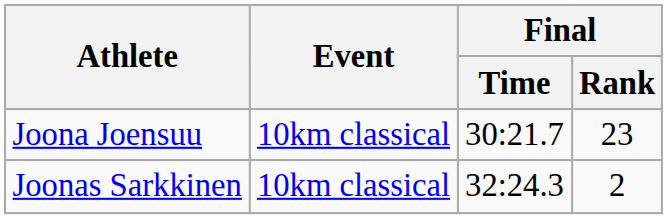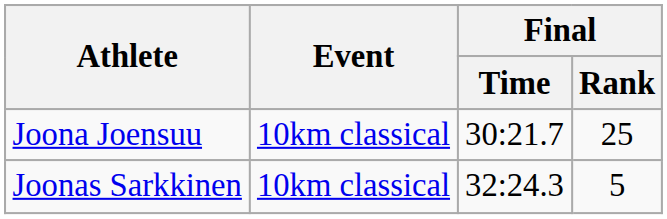(617, 133) 23 -> (617, 133) 25
(617, 185) 2 -> (617, 185) 5
